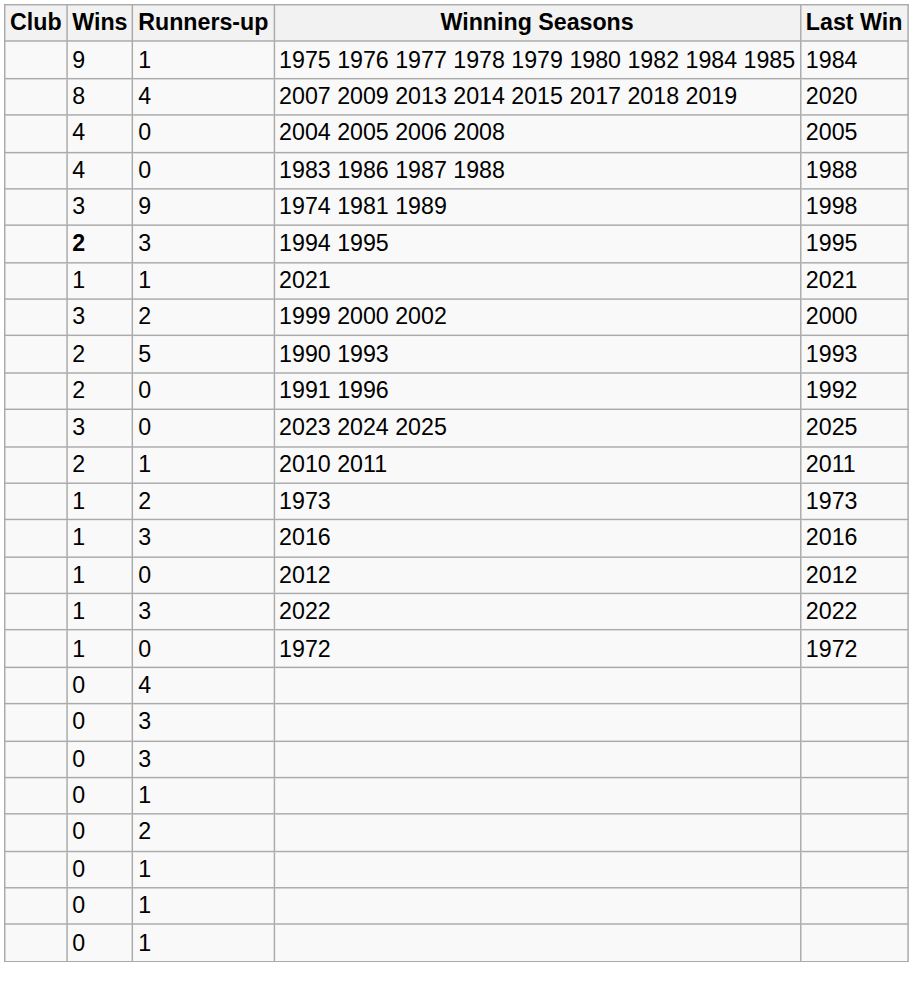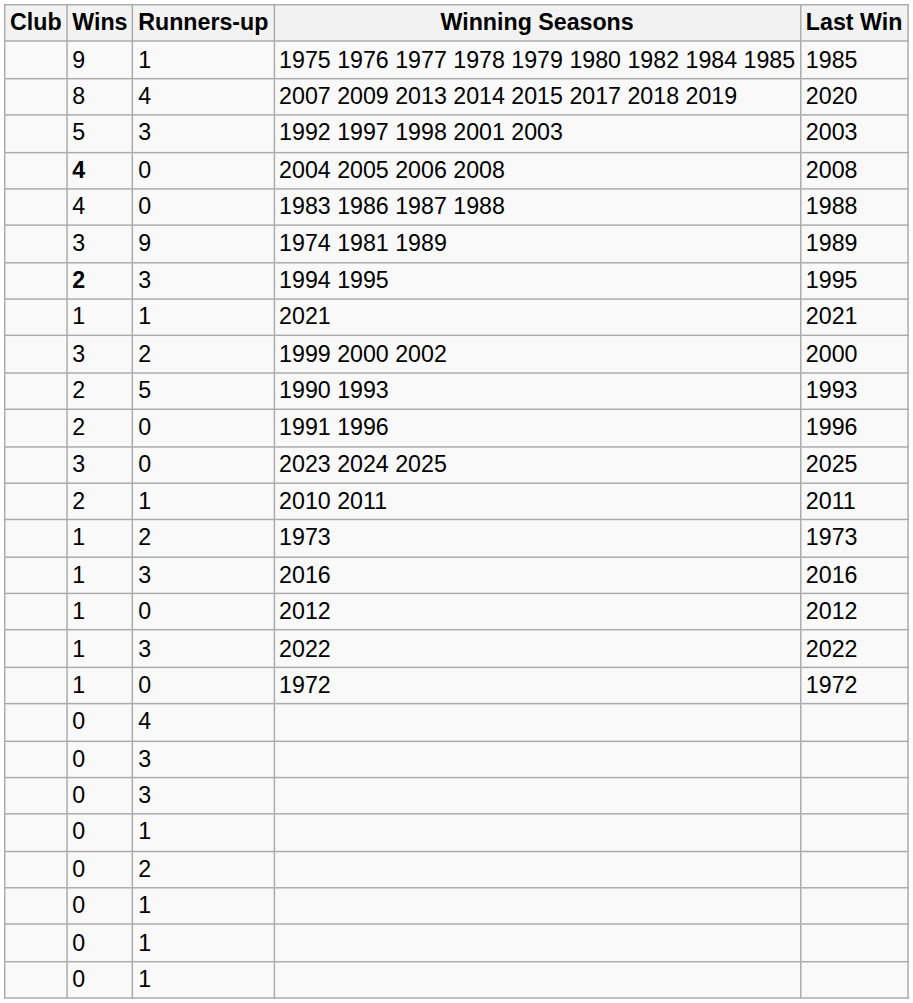(832, 59) 1984 -> (832, 59) 1985
+ row: (145, 133)
(79, 133) normal -> (79, 170) bold
(832, 133) 2005 -> (832, 170) 2008
(832, 206) 1998 -> (832, 243) 1989
(832, 390) 1992 -> (832, 427) 1996
